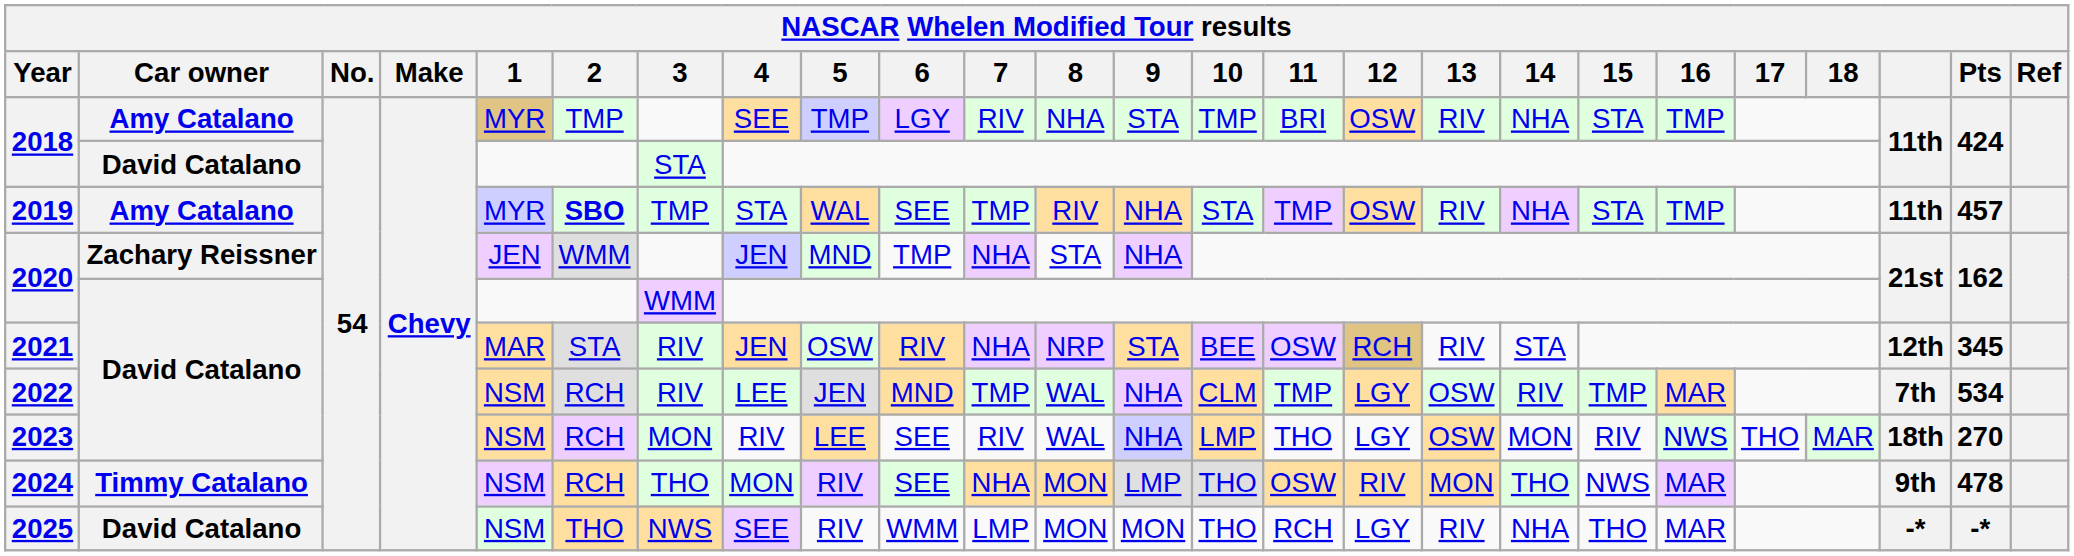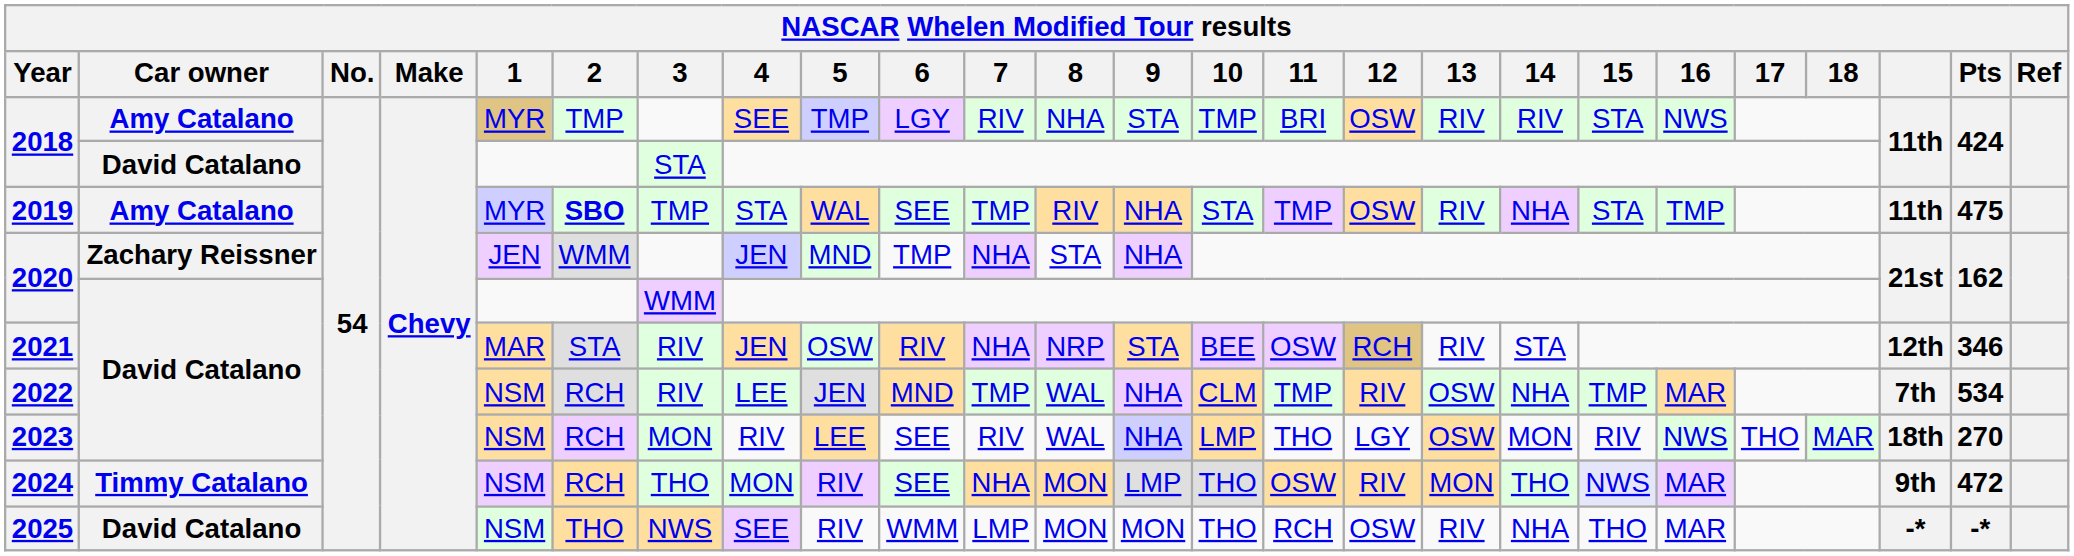(1540, 119) NHA -> (1540, 119) RIV
(1695, 119) TMP -> (1695, 119) NWS
(1980, 210) 457 -> (1980, 210) 475
(1980, 346) 345 -> (1980, 346) 346
(1382, 392) LGY -> (1382, 392) RIV
(1540, 392) RIV -> (1540, 392) NHA
(1618, 483) no background -> (1618, 483) lavender background
(1980, 483) 478 -> (1980, 483) 472
(1382, 528) LGY -> (1382, 528) OSW
